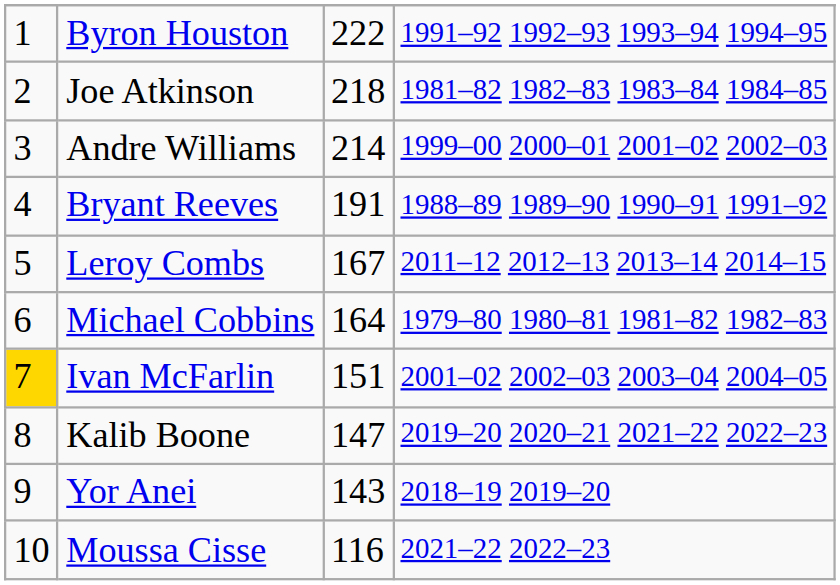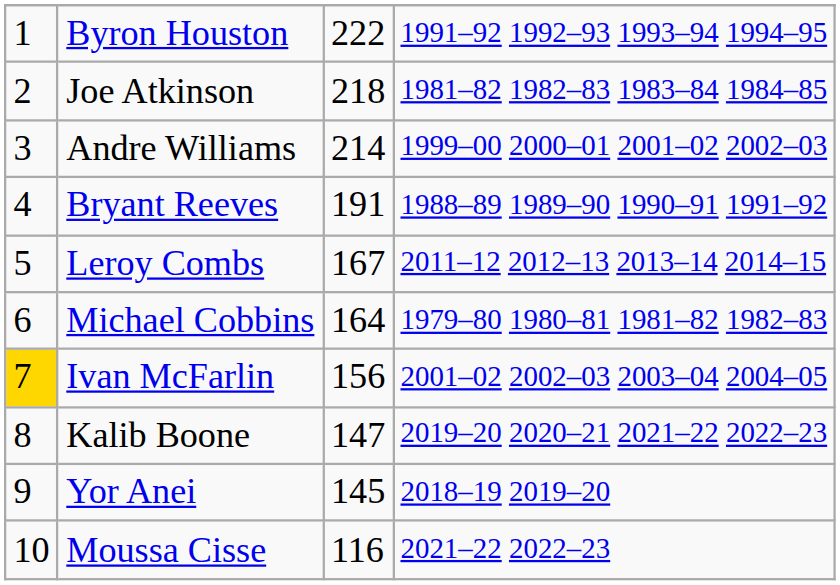(358, 377) 151 -> (358, 377) 156
(358, 491) 143 -> (358, 491) 145
